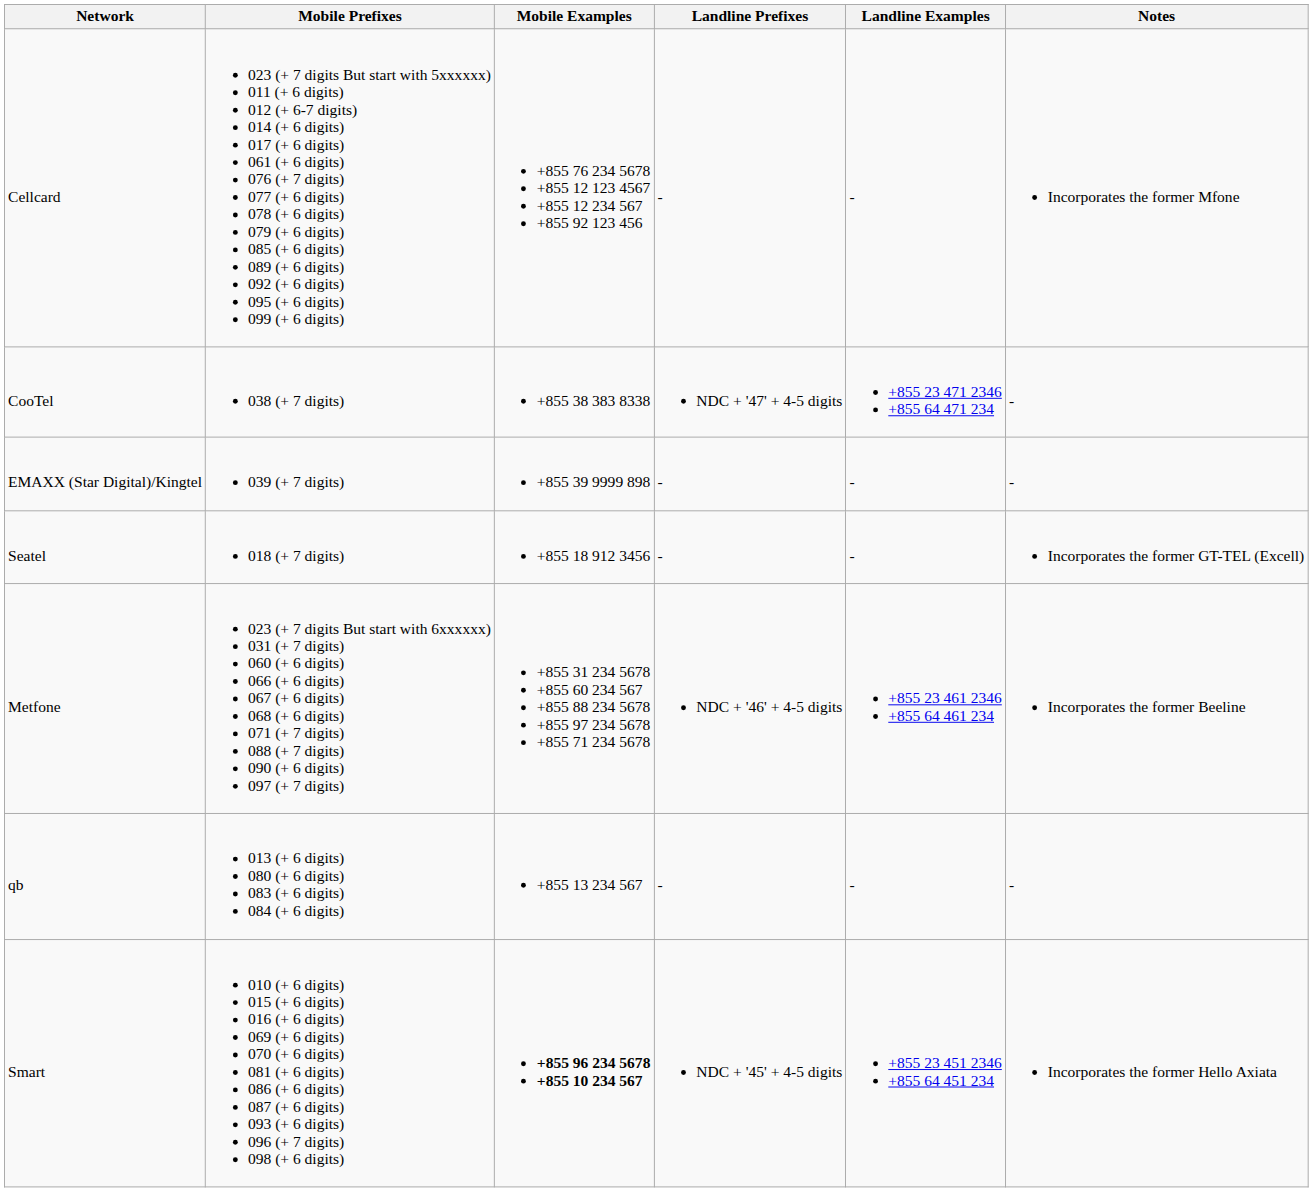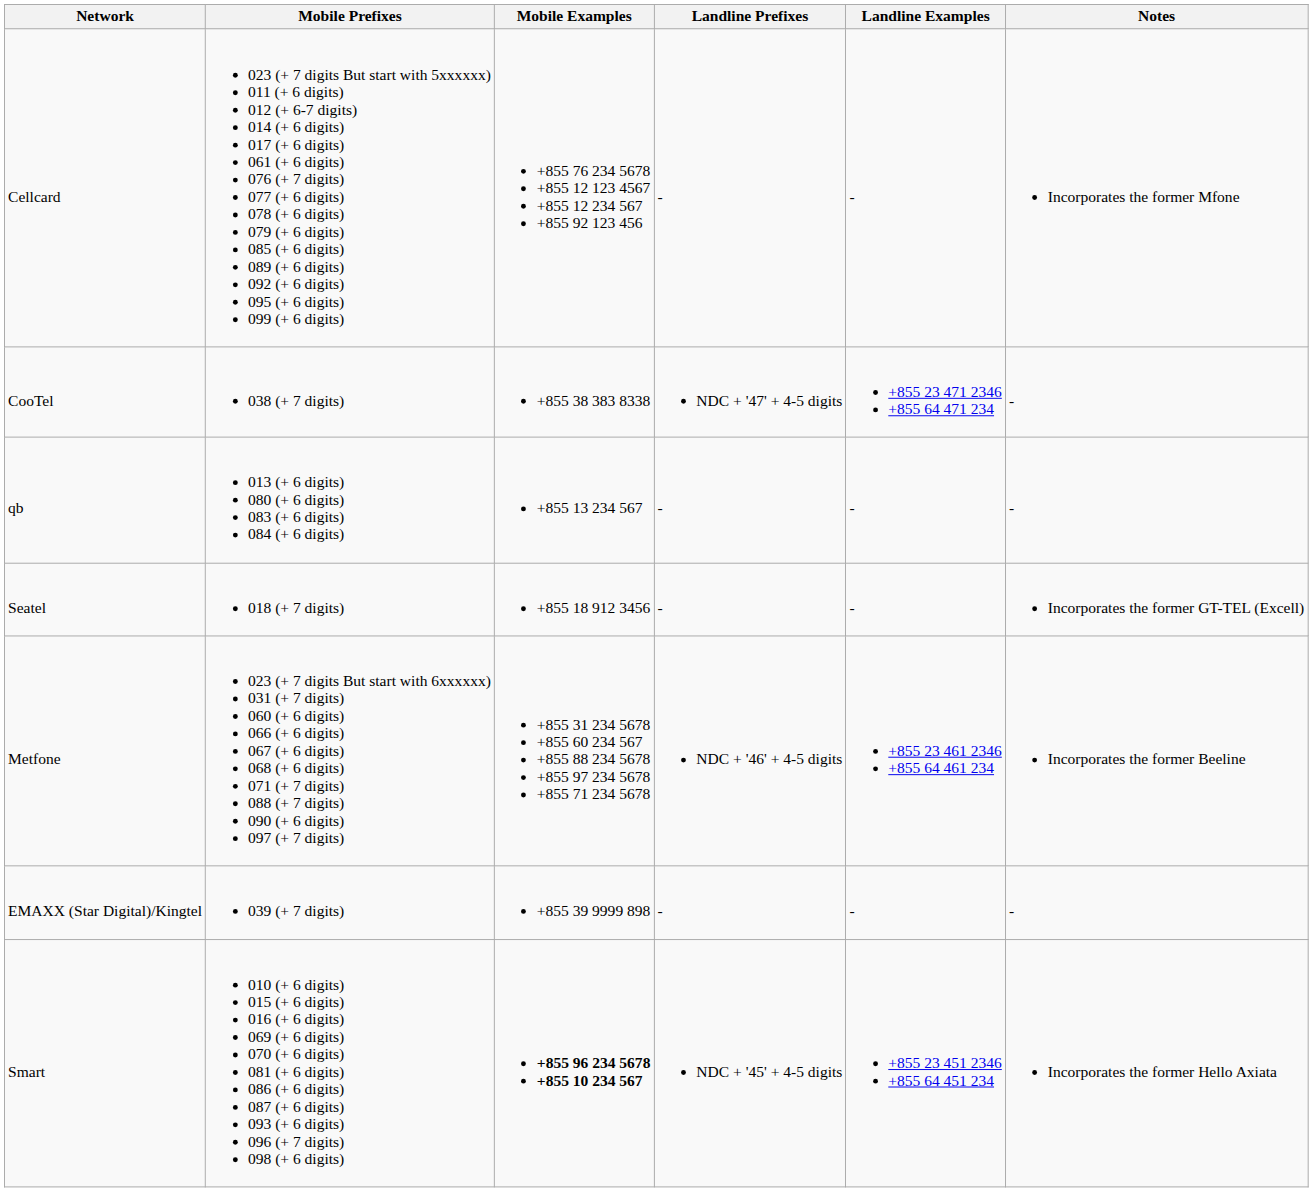rows swapped: (105, 482) <-> (16, 885)
